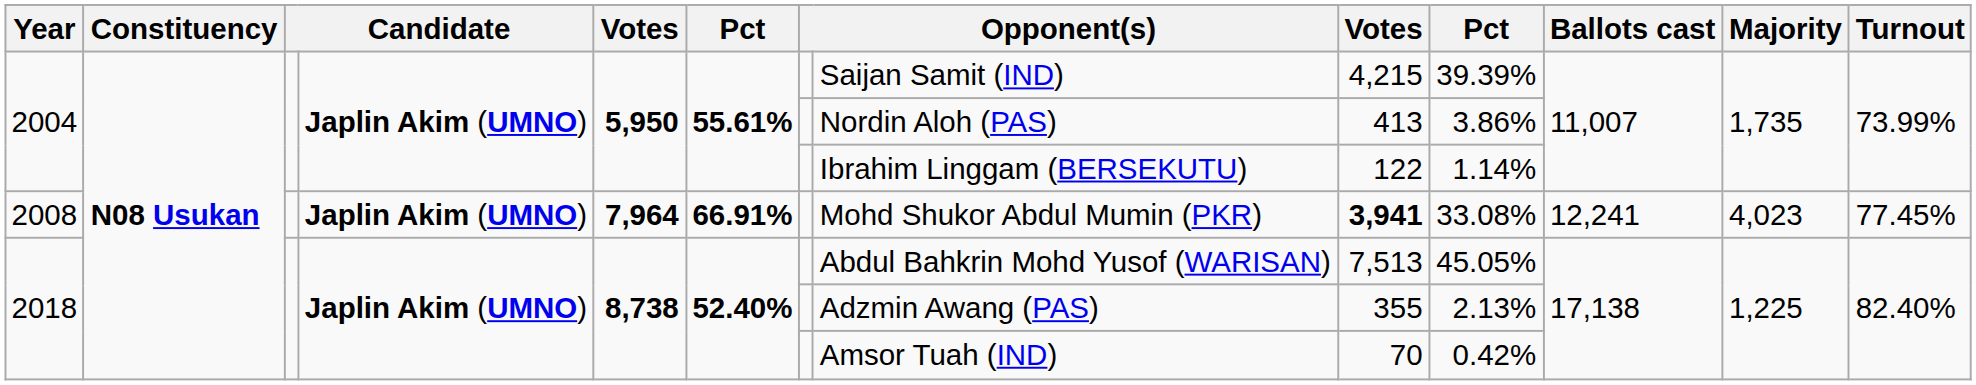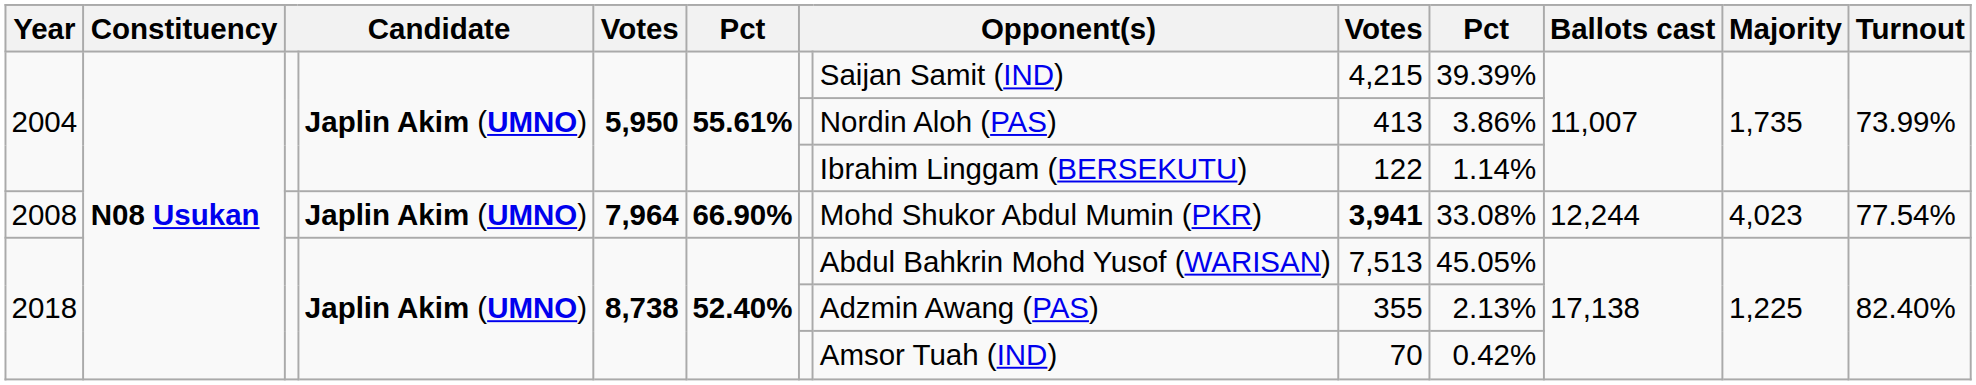(742, 215) 66.91% -> (742, 215) 66.90%
(1595, 215) 12,241 -> (1595, 215) 12,244
(1906, 215) 77.45% -> (1906, 215) 77.54%
